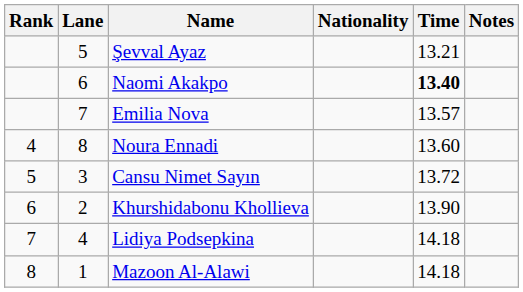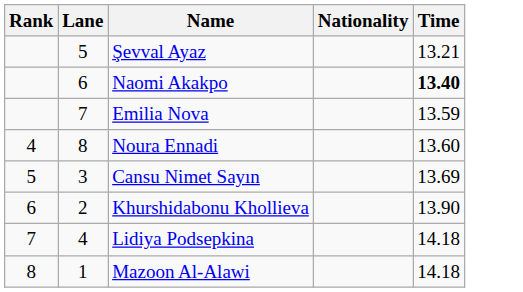- column: (491, 20)
(439, 114) 13.57 -> (439, 114) 13.59
(439, 176) 13.72 -> (439, 176) 13.69
